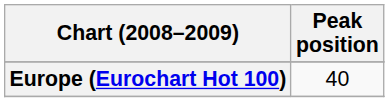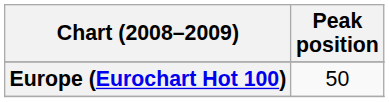(337, 79) 40 -> (337, 79) 50
